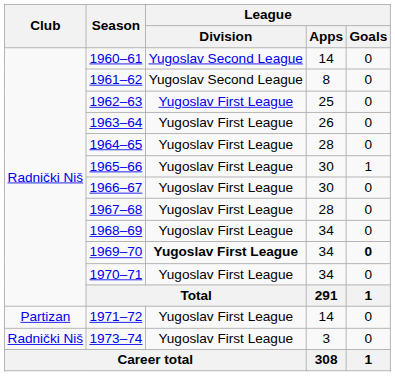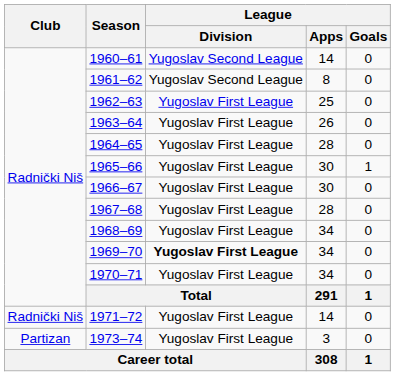(368, 252) bold -> (368, 252) normal
(45, 317) Partizan -> (45, 317) Radnički Niš
(45, 338) Radnički Niš -> (45, 338) Partizan
